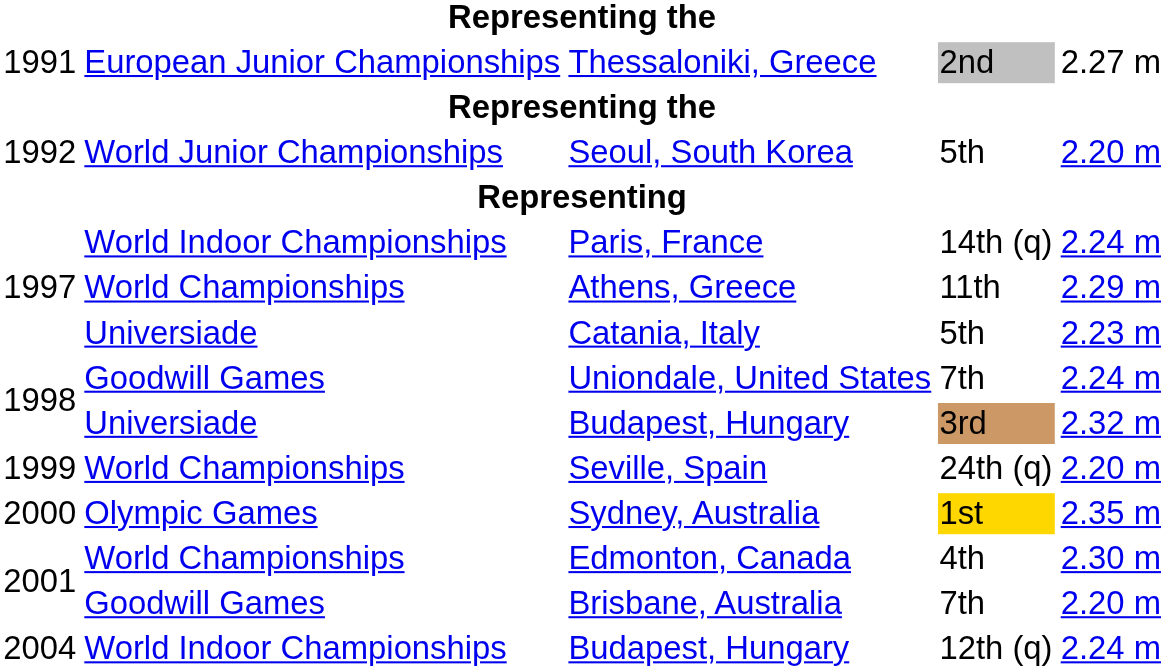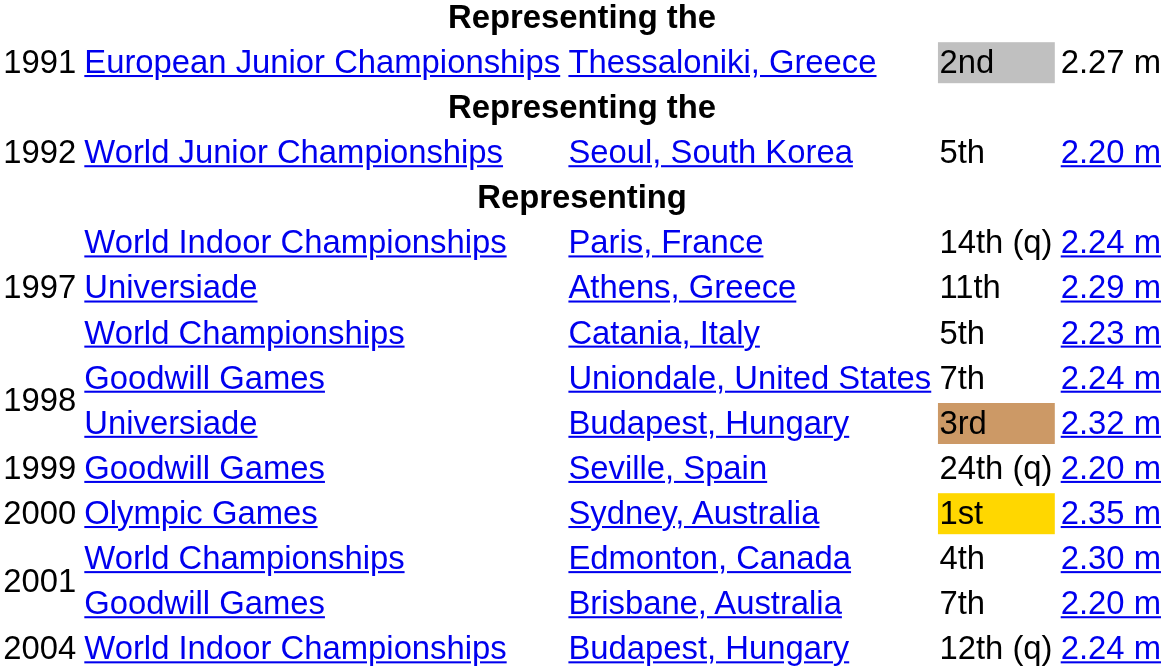(244, 287) World Championships -> (171, 287) Universiade
(171, 332) Universiade -> (244, 332) World Championships
(244, 468) World Championships -> (205, 468) Goodwill Games
